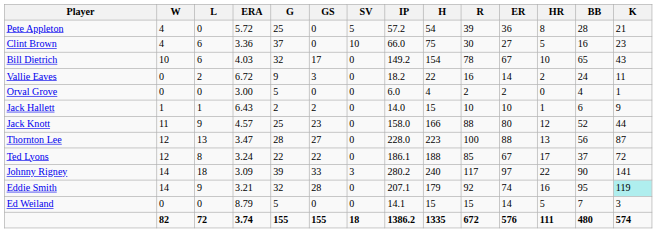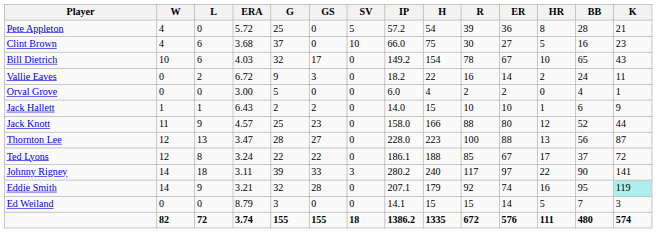(244, 44) 3.36 -> (244, 44) 3.68
(244, 172) 3.09 -> (244, 172) 3.11
(276, 204) 5 -> (276, 204) 3
